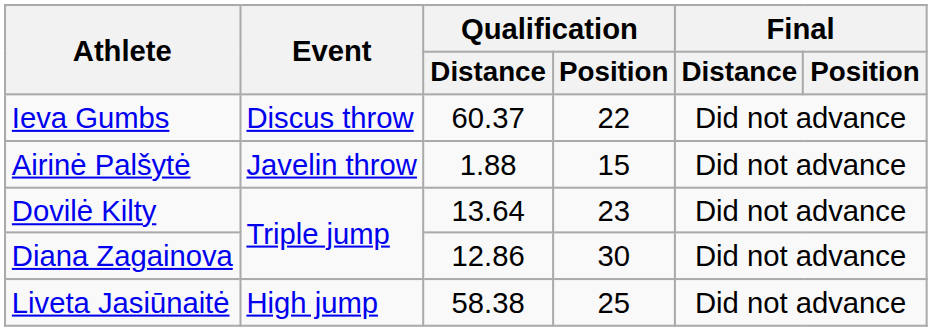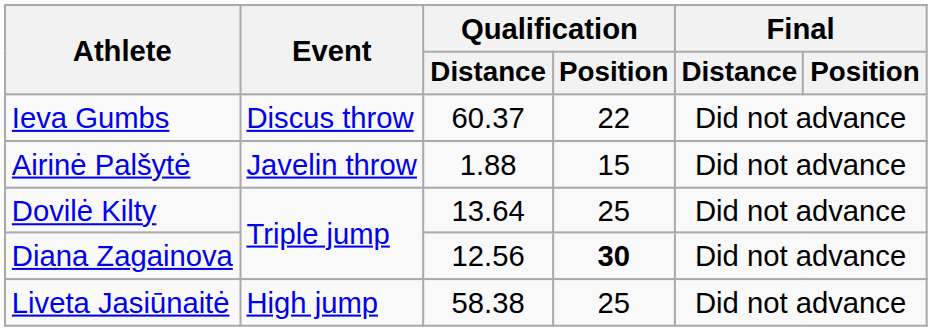(614, 211) 23 -> (614, 211) 25
(488, 257) 12.86 -> (488, 257) 12.56
(614, 257) normal -> (614, 257) bold
